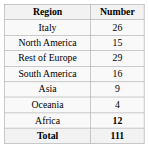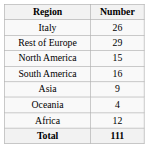rows swapped: (48, 58) <-> (48, 43)
(117, 120) bold -> (117, 120) normal
